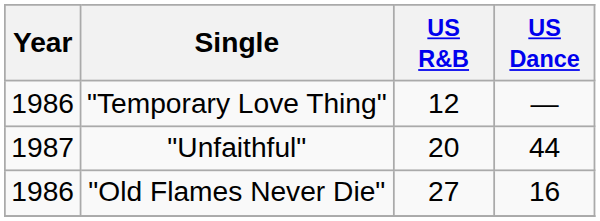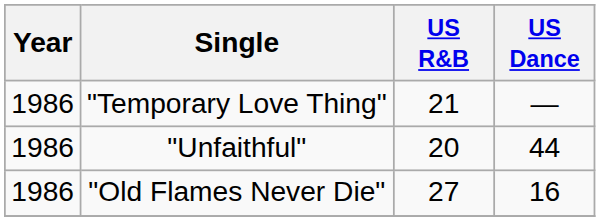(444, 103) 12 -> (444, 103) 21
(43, 147) 1987 -> (43, 147) 1986
